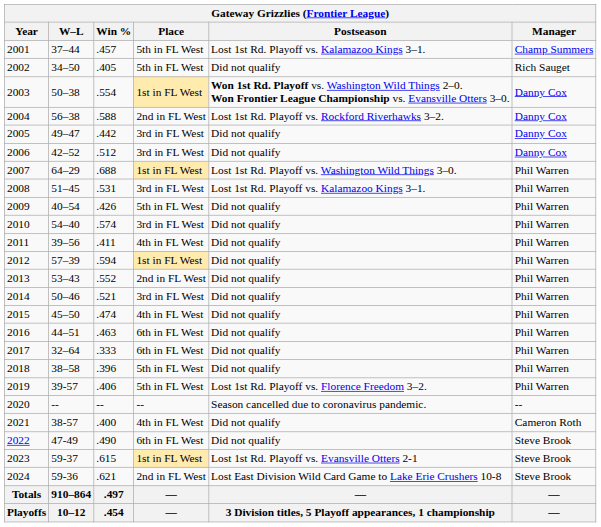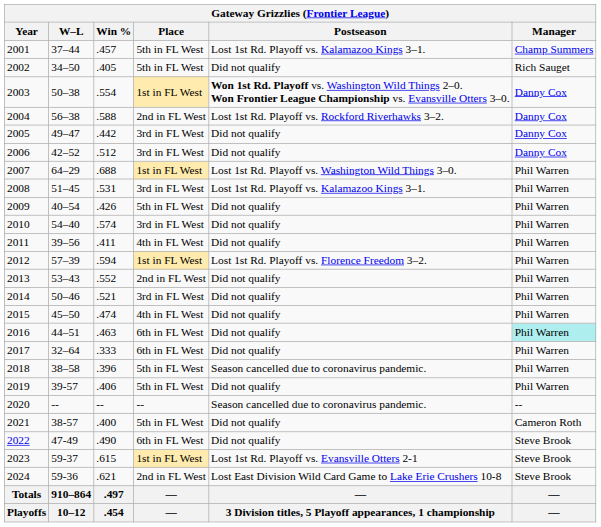(246, 260) Did not qualify -> (319, 260) Lost 1st Rd. Playoff vs. Florence Freedom 3–2.
(542, 332) no background -> (542, 332) paleturquoise background
(246, 368) Did not qualify -> (319, 368) Season cancelled due to coronavirus pandemic.
(319, 386) Lost 1st Rd. Playoff vs. Florence Freedom 3–2. -> (246, 386) Did not qualify
(170, 422) 4th in FL West -> (170, 422) 5th in FL West
